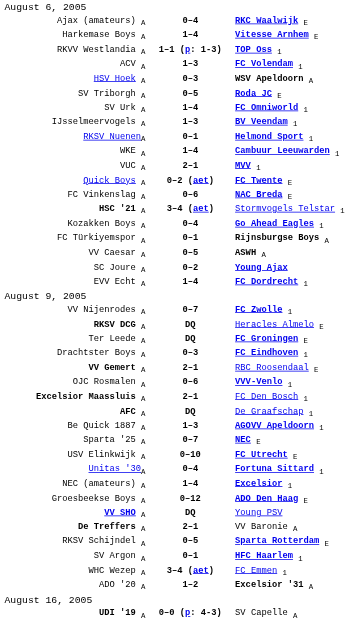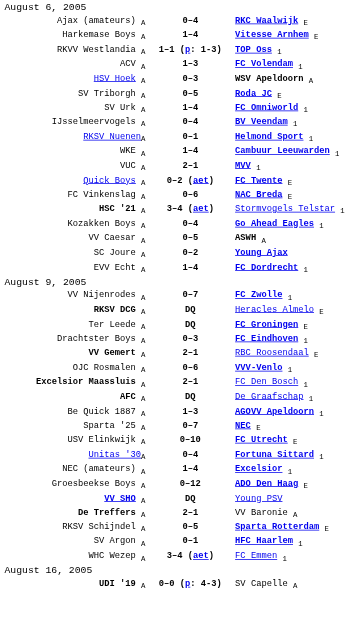(190, 122) 1–3 -> (190, 122) 0–4
- row: (101, 239)
- row: (122, 586)
